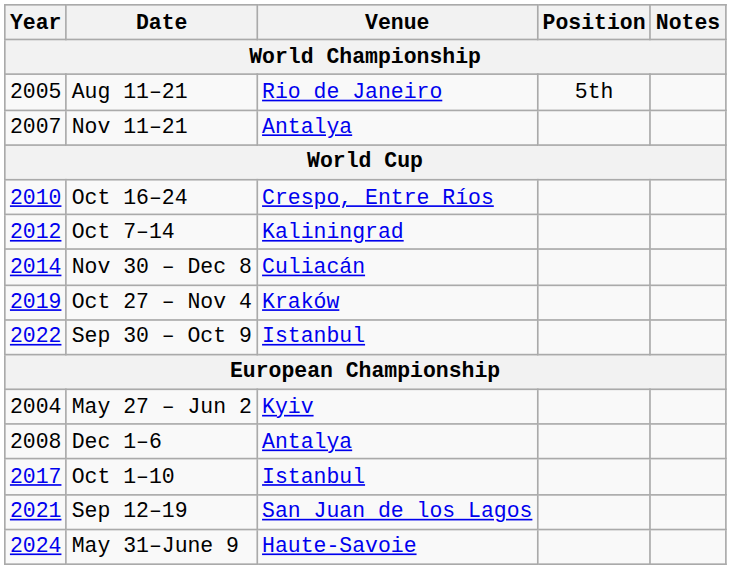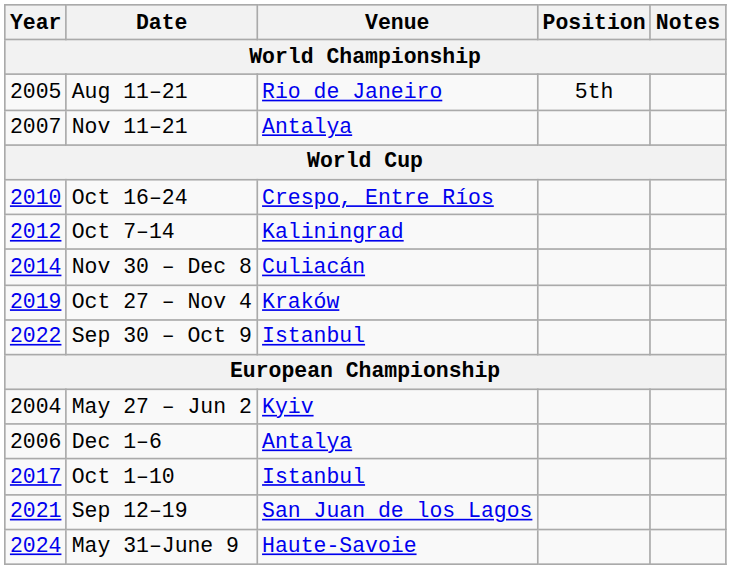(36, 442) 2008 -> (36, 442) 2006
